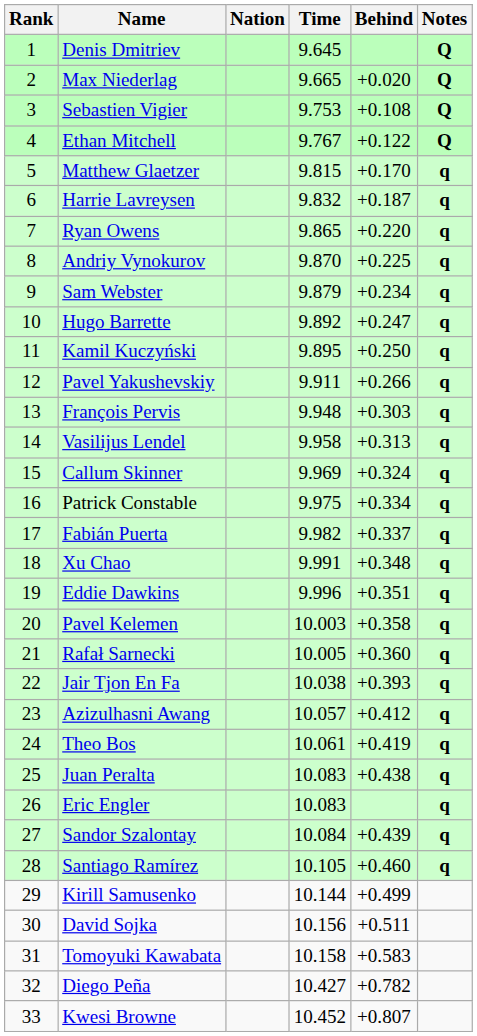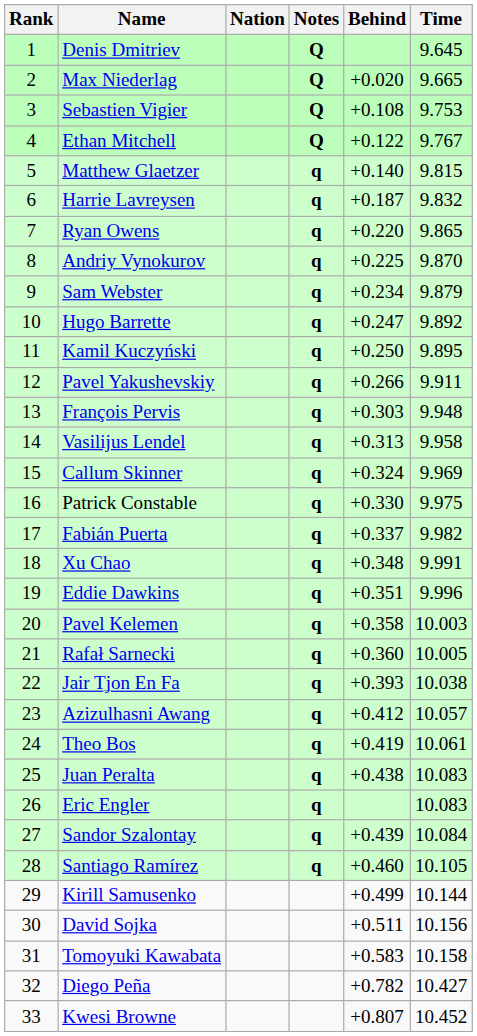columns swapped: (320, 19) <-> (445, 19)
(384, 170) +0.170 -> (377, 170) +0.140
(384, 502) +0.334 -> (377, 502) +0.330
